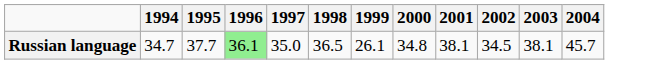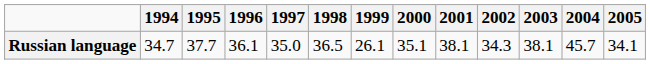+ column: (625, 18)
(244, 45) lightgreen background -> (244, 45) no background
(412, 45) 34.8 -> (412, 45) 35.1
(496, 45) 34.5 -> (496, 45) 34.3
